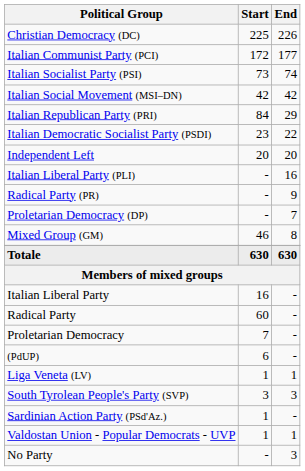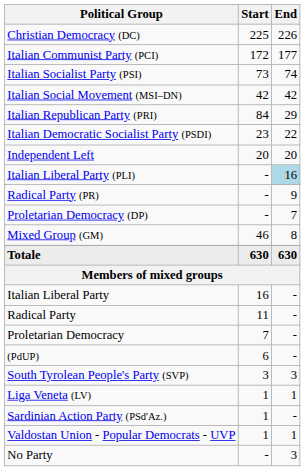(291, 174) no background -> (291, 174) lightblue background
(262, 315) 60 -> (263, 315) 11
rows swapped: (98, 395) <-> (49, 375)
